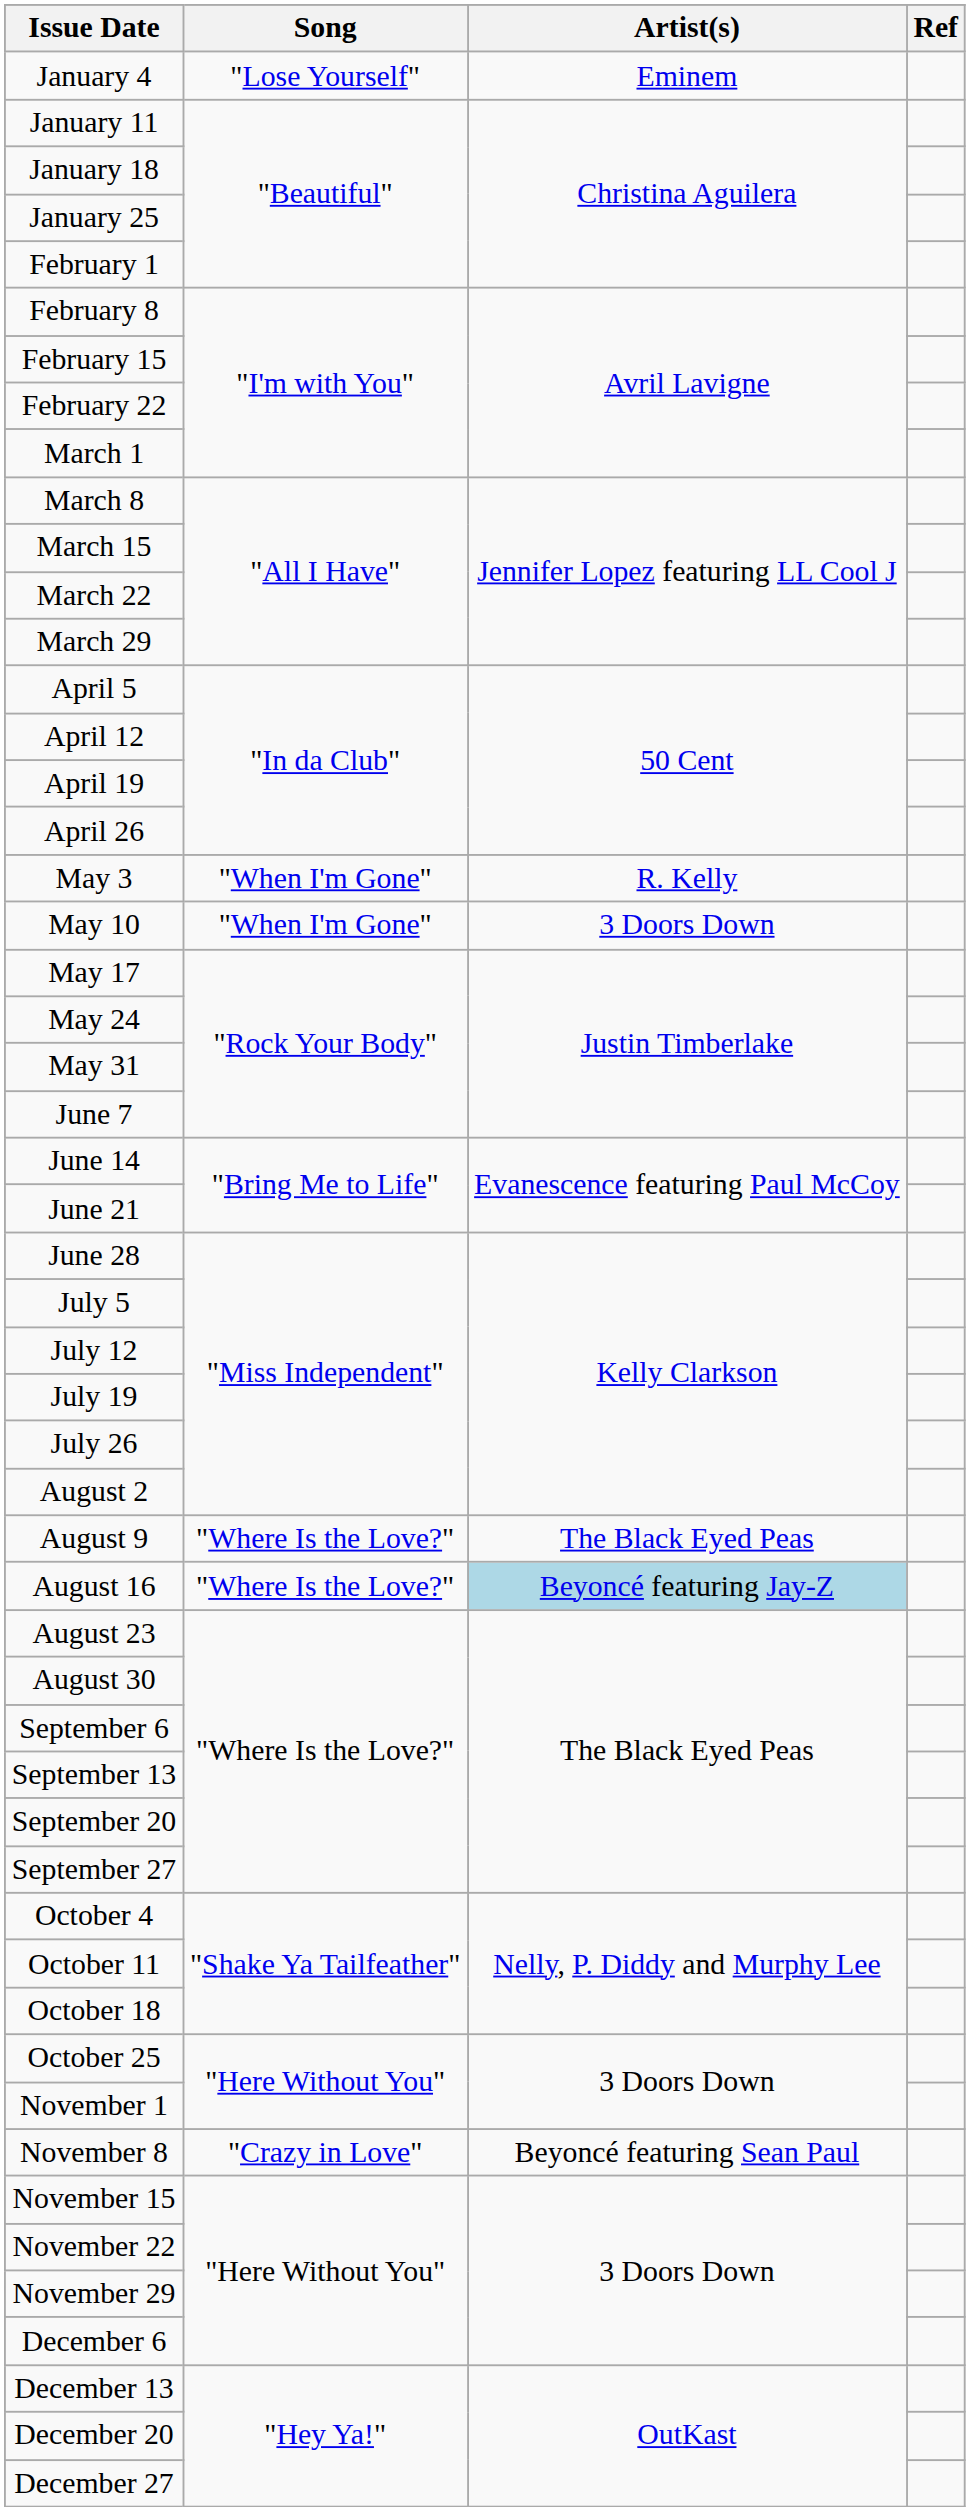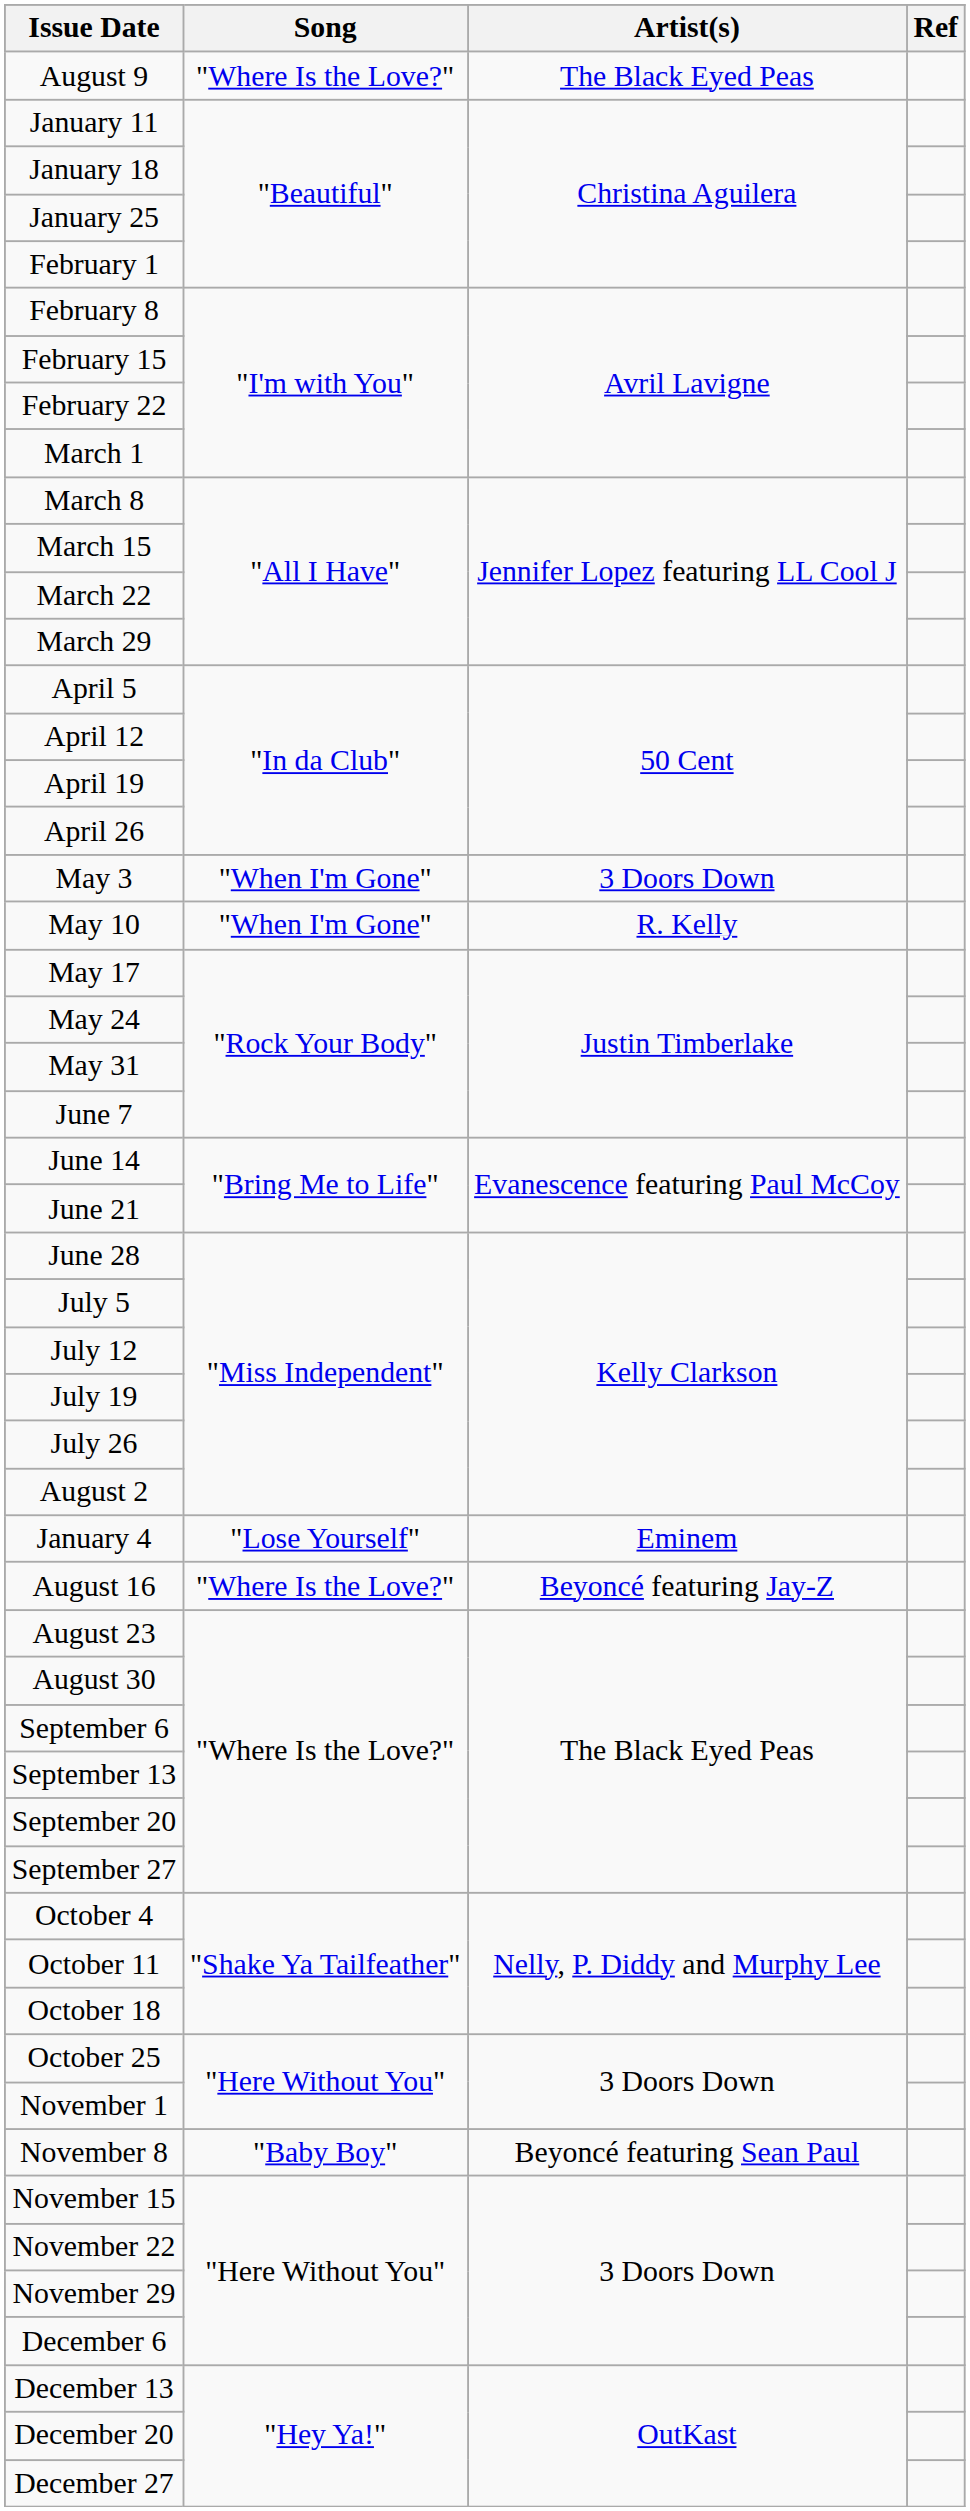rows swapped: (94, 75) <-> (94, 1538)
(687, 877) R. Kelly -> (687, 877) 3 Doors Down
(687, 924) 3 Doors Down -> (687, 924) R. Kelly
(687, 1585) lightblue background -> (687, 1585) no background
(325, 2151) "Crazy in Love" -> (325, 2151) "Baby Boy"
